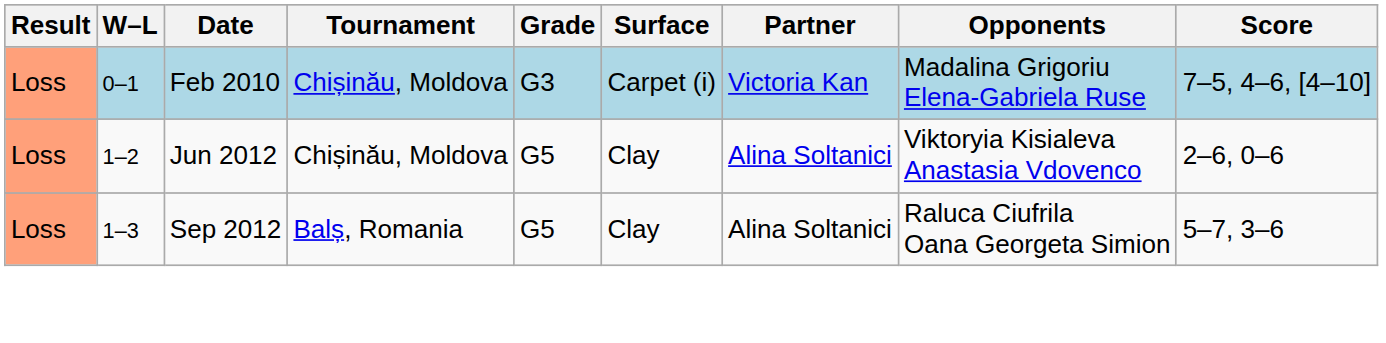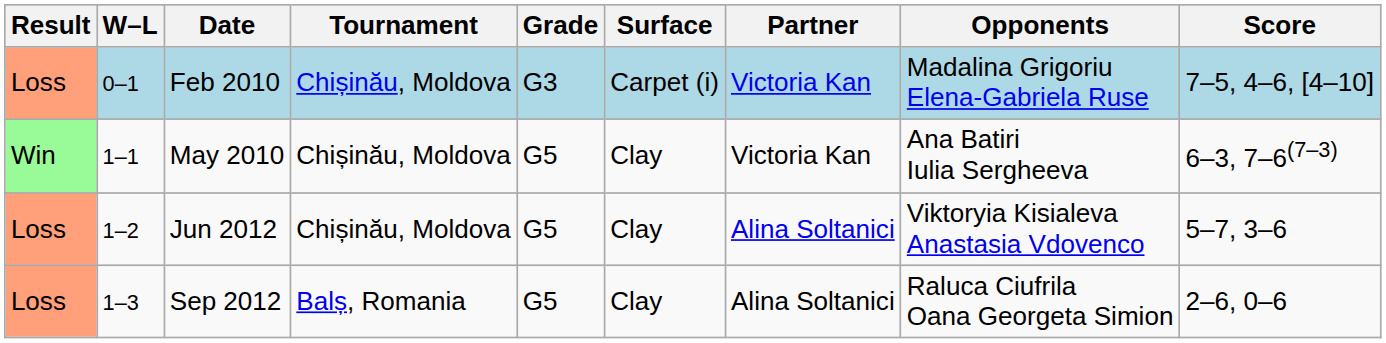+ row: (227, 155)
(1233, 155) 2–6, 0–6 -> (1236, 227) 5–7, 3–6
(1233, 227) 5–7, 3–6 -> (1236, 300) 2–6, 0–6
